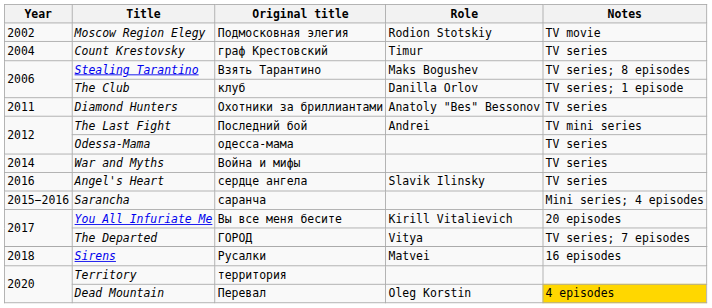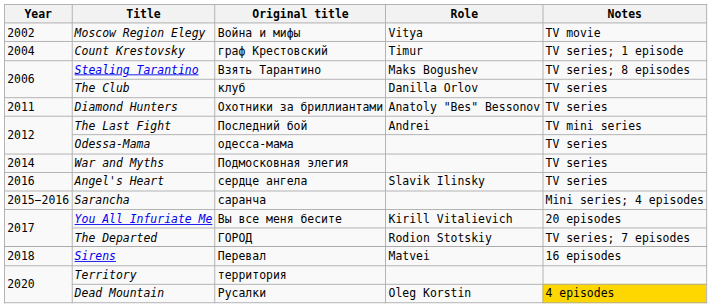(283, 32) Подмосковная элегия -> (259, 32) Война и мифы
(440, 32) Rodion Stotskiy -> (406, 32) Vitya
(577, 51) TV series -> (614, 51) TV series; 1 episode
(614, 88) TV series; 1 episode -> (577, 88) TV series
(259, 163) Война и мифы -> (283, 163) Подмосковная элегия
(406, 238) Vitya -> (440, 238) Rodion Stotskiy
(242, 256) Русалки -> (242, 256) Перевал
(242, 293) Перевал -> (242, 293) Русалки
